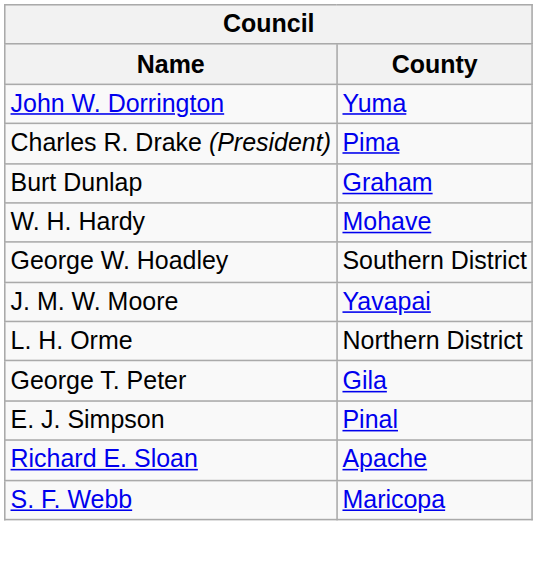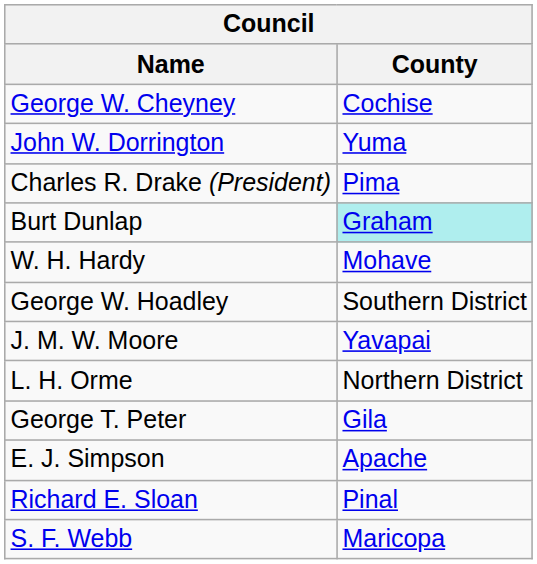+ row: (123, 103)
(388, 182) no background -> (388, 222) paleturquoise background
(370, 420) Pinal -> (385, 459) Apache
(385, 459) Apache -> (370, 499) Pinal
